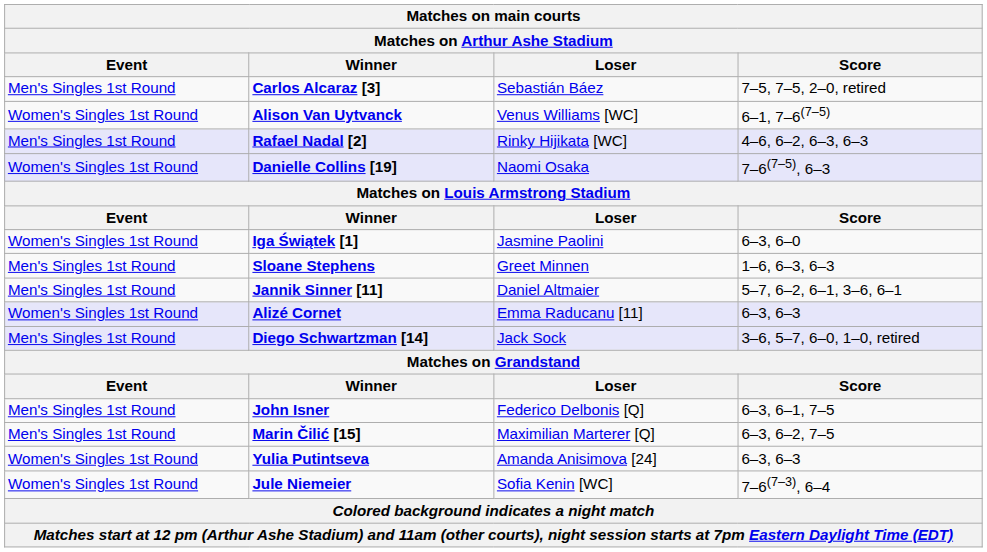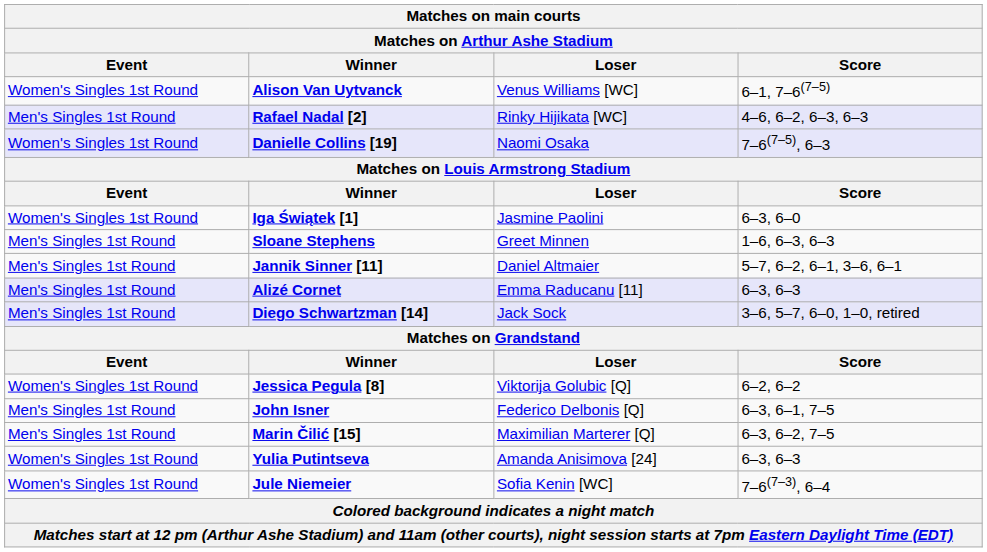- row: (316, 88)
(103, 314) Women's Singles 1st Round -> (92, 289) Men's Singles 1st Round
+ row: (318, 386)
